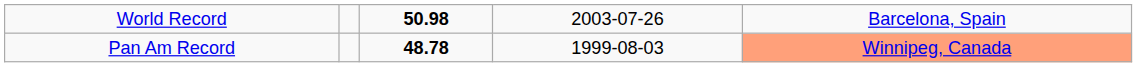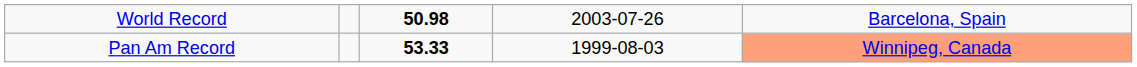(426, 48) 48.78 -> (426, 48) 53.33
